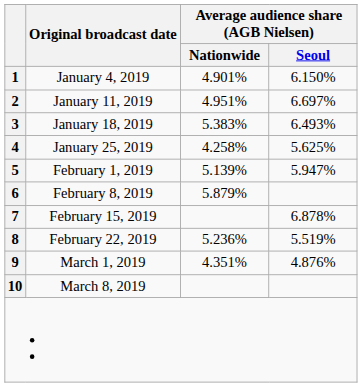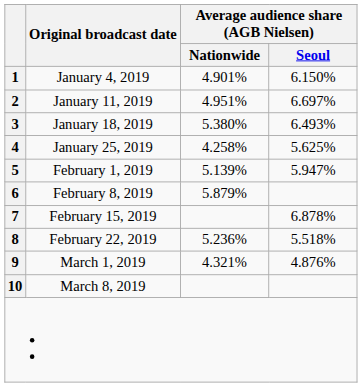(224, 124) 5.383% -> (224, 124) 5.380%
(313, 239) 5.519% -> (313, 239) 5.518%
(224, 262) 4.351% -> (224, 262) 4.321%
